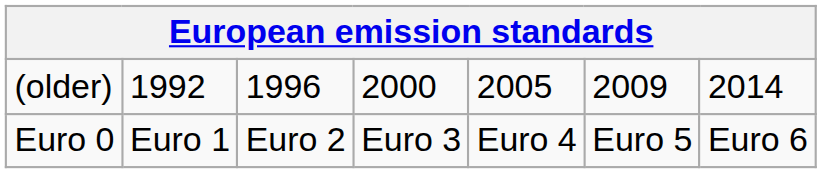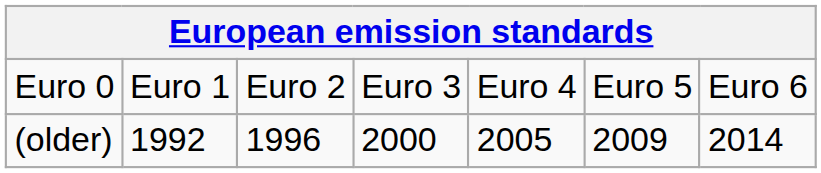rows swapped: (64, 86) <-> (64, 139)
